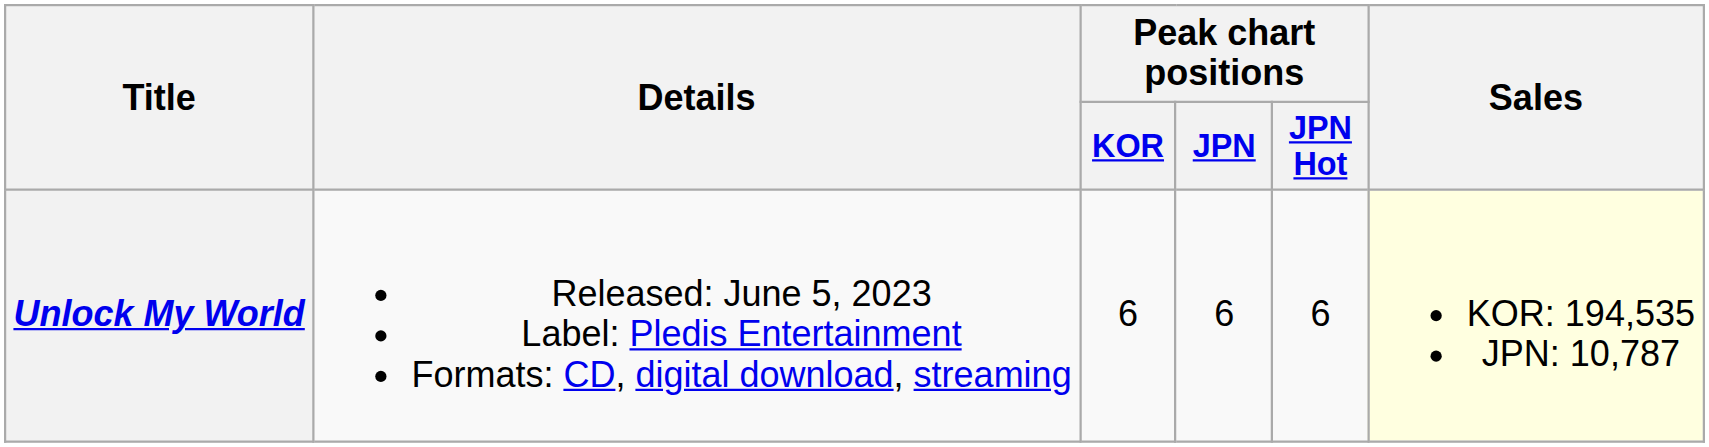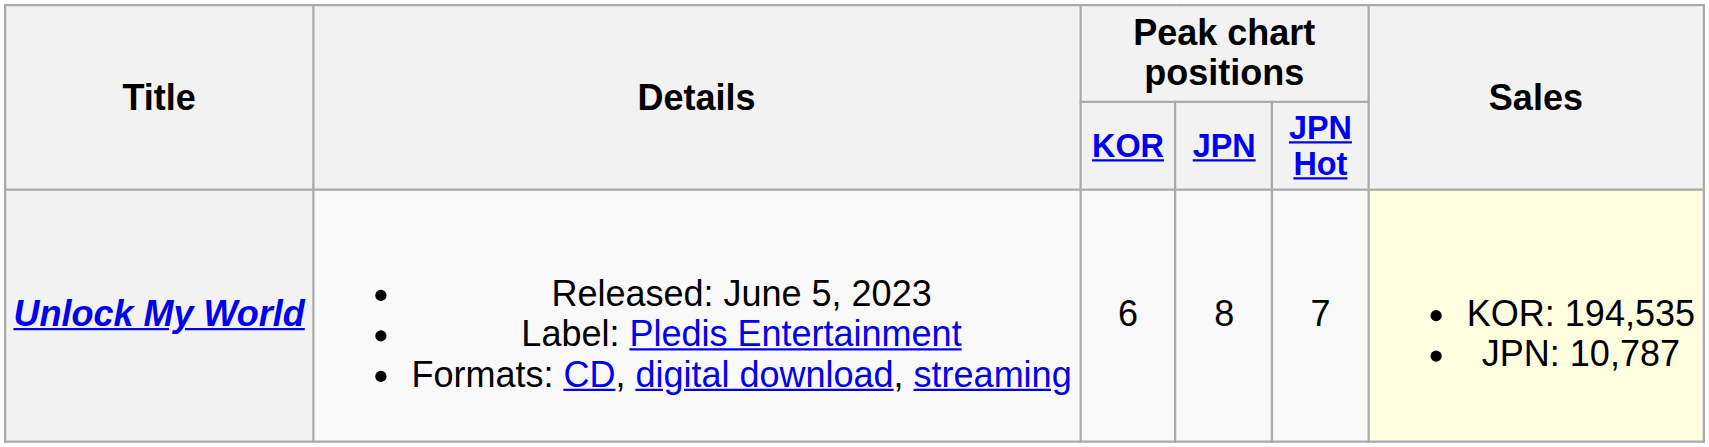(1224, 314) 6 -> (1224, 314) 8
(1320, 314) 6 -> (1320, 314) 7
